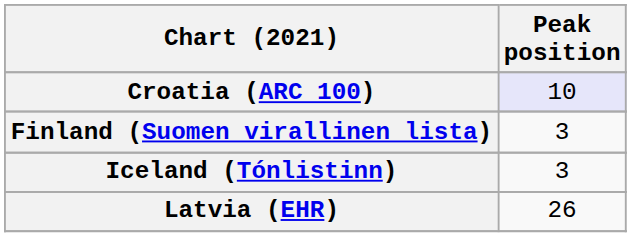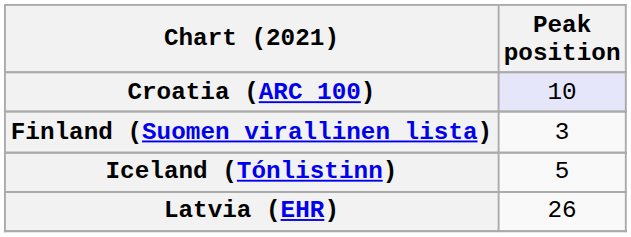(562, 172) 3 -> (562, 172) 5
